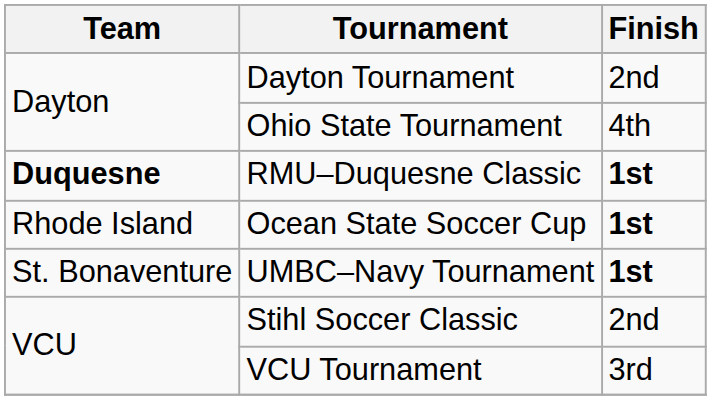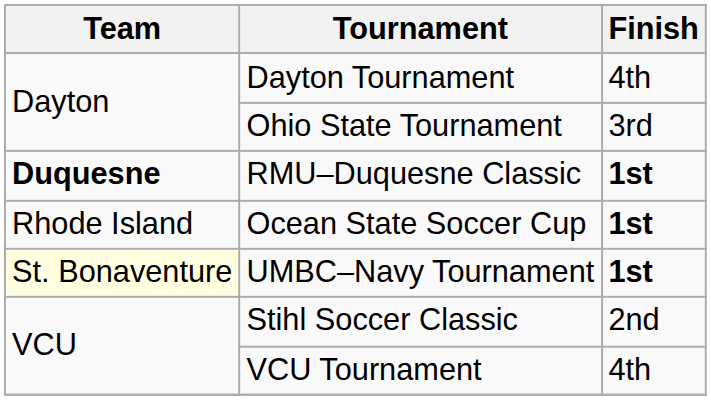(634, 77) 2nd -> (630, 77) 4th
(630, 126) 4th -> (631, 126) 3rd
(122, 272) no background -> (122, 272) lightyellow background
(631, 369) 3rd -> (630, 369) 4th
